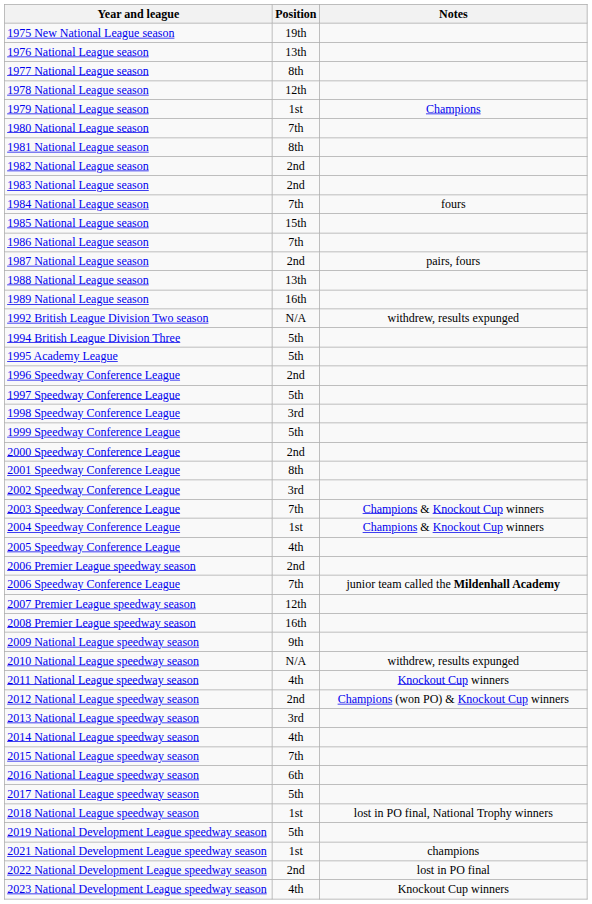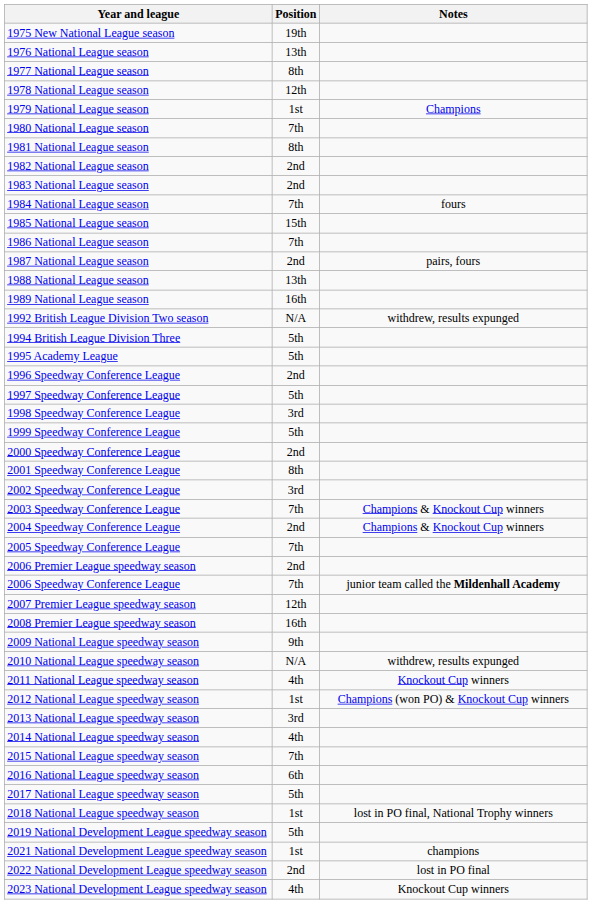(296, 527) 1st -> (296, 527) 2nd
(296, 546) 4th -> (296, 546) 7th
(296, 699) 2nd -> (296, 699) 1st
